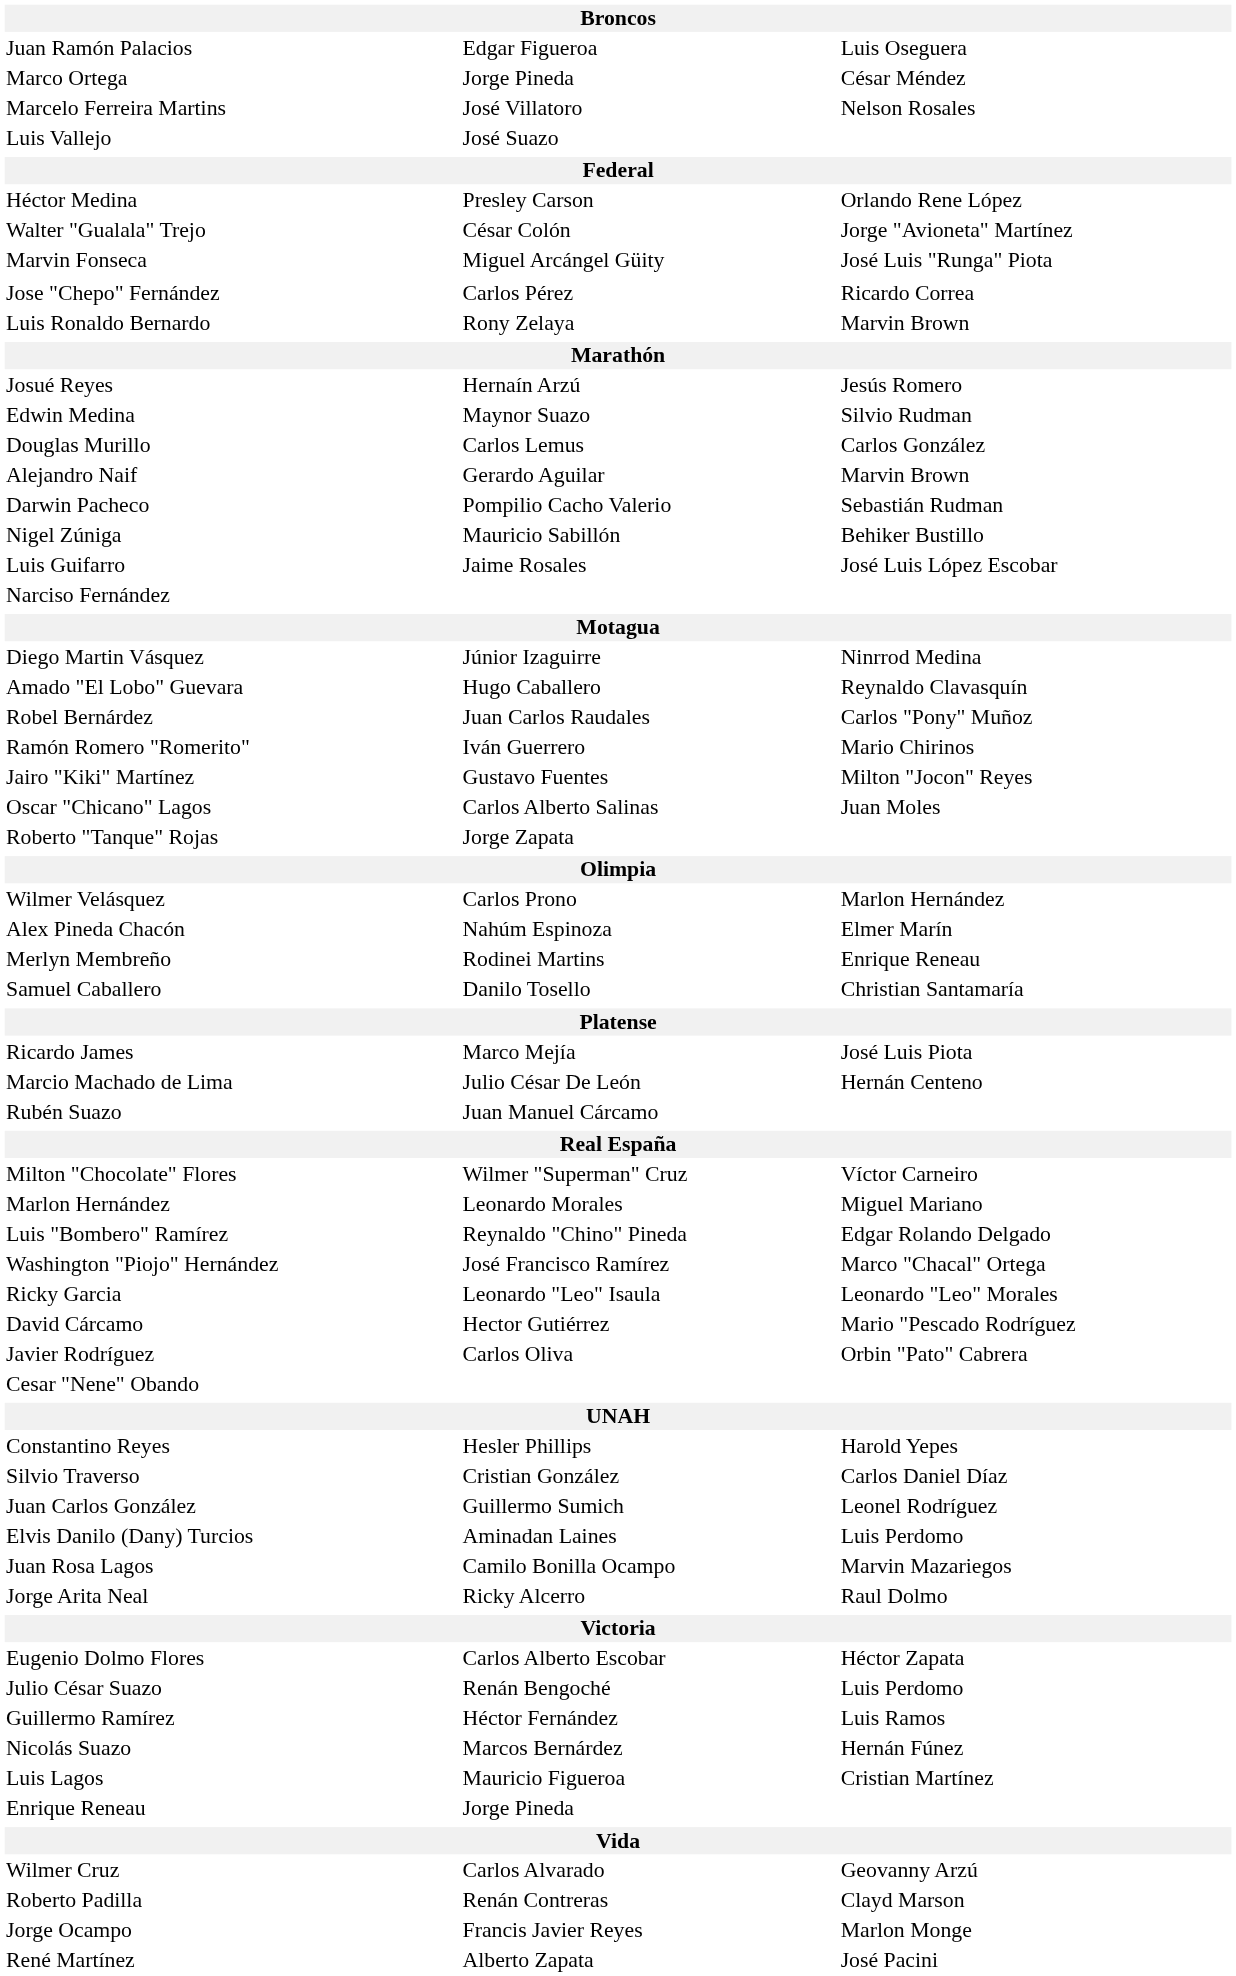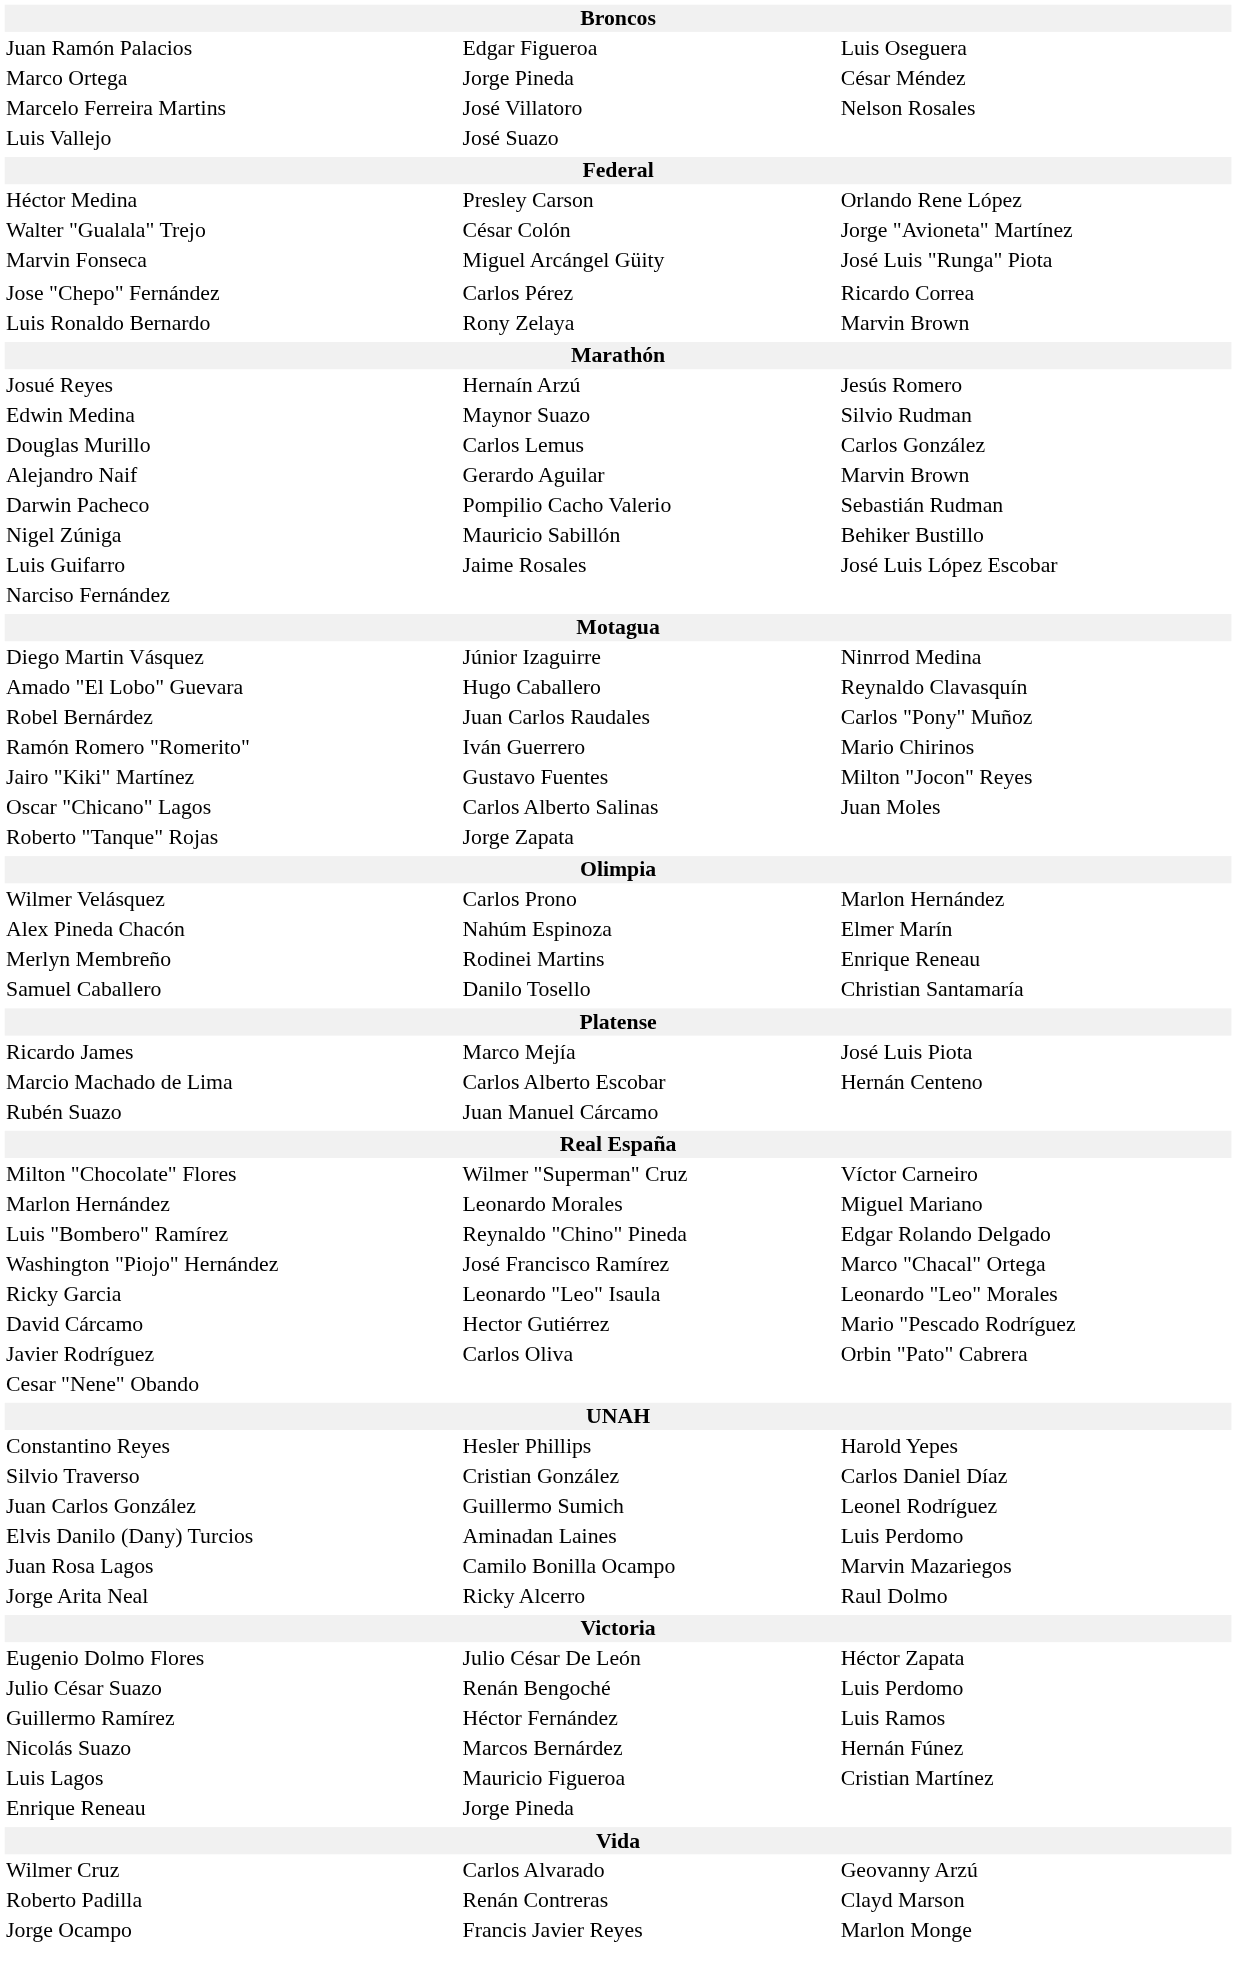(552, 1081) Julio César De León -> (564, 1081) Carlos Alberto Escobar
(564, 1658) Carlos Alberto Escobar -> (552, 1658) Julio César De León
- row: (70, 1960)
